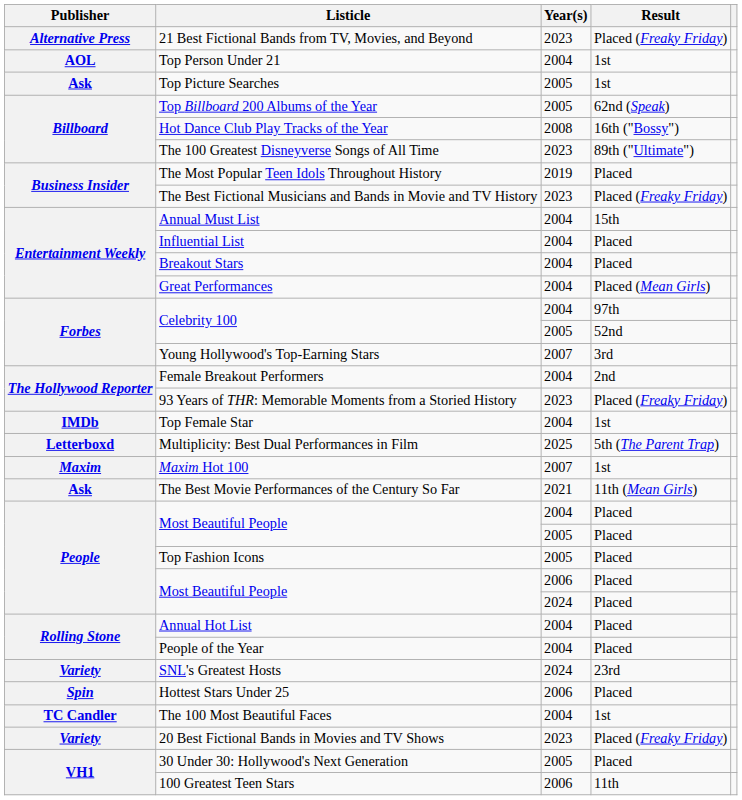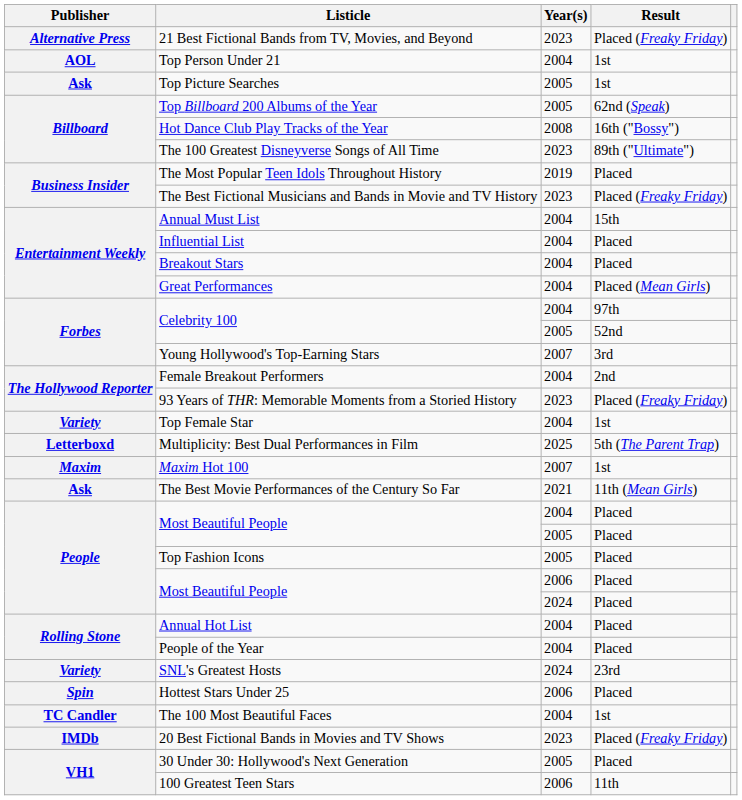(80, 422) IMDb -> (80, 422) Variety
(80, 738) Variety -> (80, 738) IMDb
